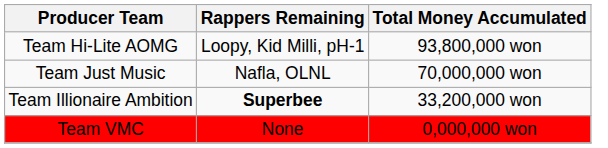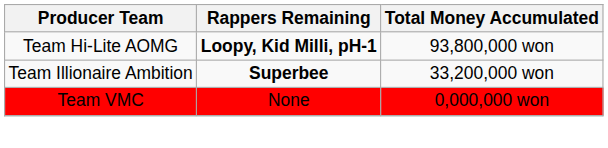(283, 45) normal -> (289, 45) bold
- row: (101, 73)
